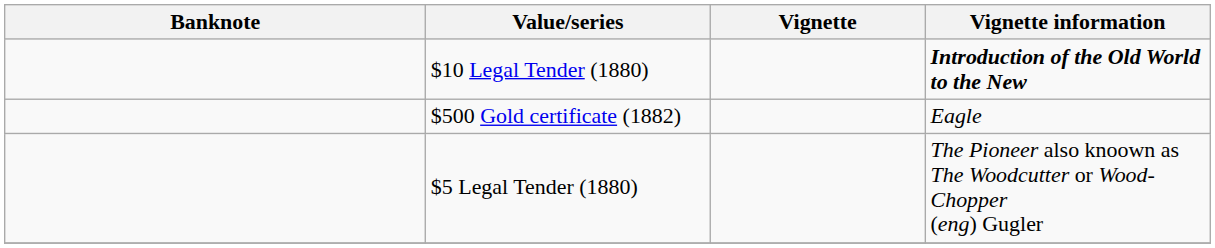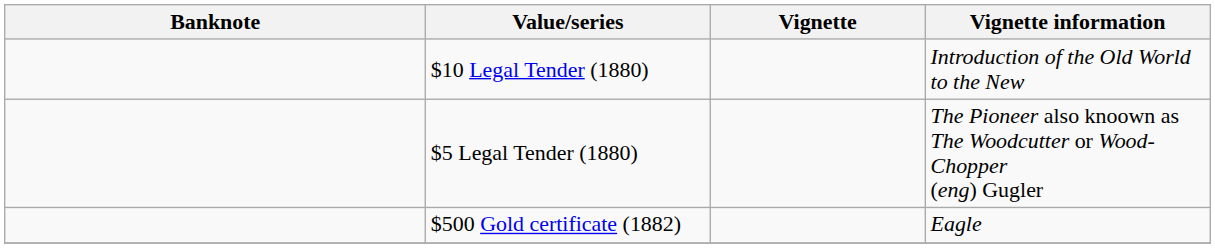(1065, 68) bold -> (1061, 68) normal
rows swapped: (534, 187) <-> (556, 116)
